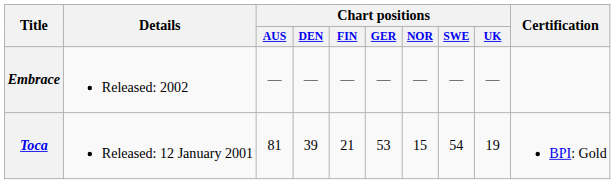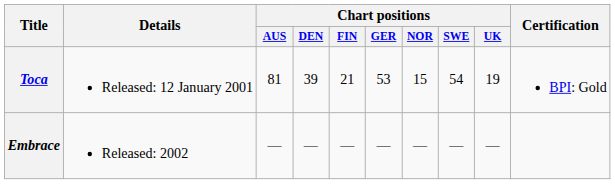rows swapped: (34, 145) <-> (34, 79)
